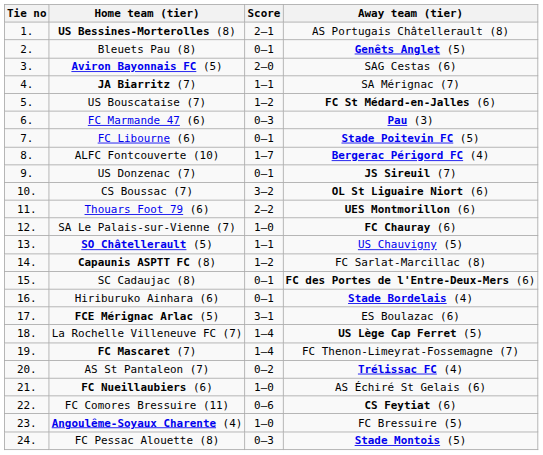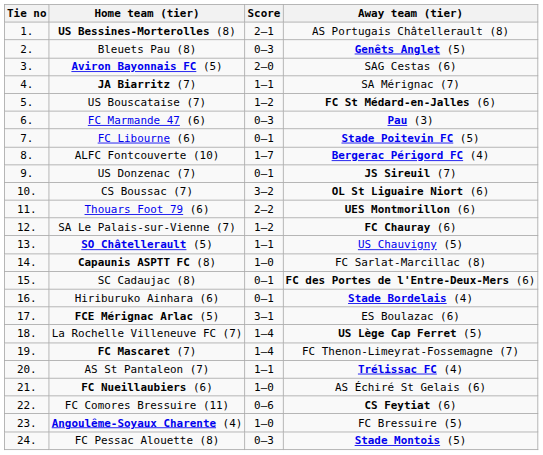(264, 49) 0–1 -> (264, 49) 0–3
(264, 227) 1–0 -> (264, 227) 1–2
(264, 262) 1–2 -> (264, 262) 1–0
(264, 369) 0–2 -> (264, 369) 1–1
